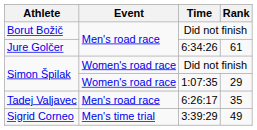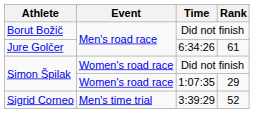- row: (42, 100)
(236, 117) 49 -> (233, 100) 52
